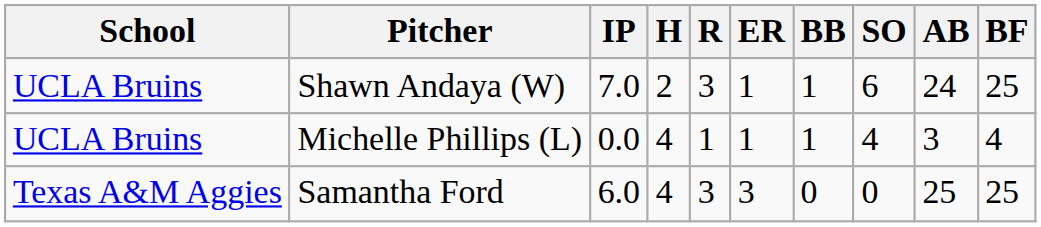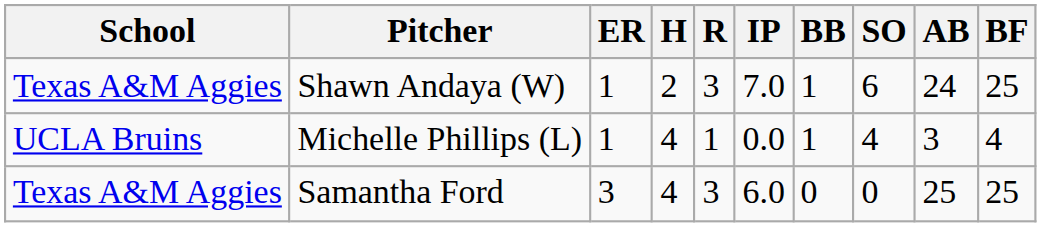columns swapped: (619, 31) <-> (761, 31)
(108, 85) UCLA Bruins -> (147, 85) Texas A&M Aggies
